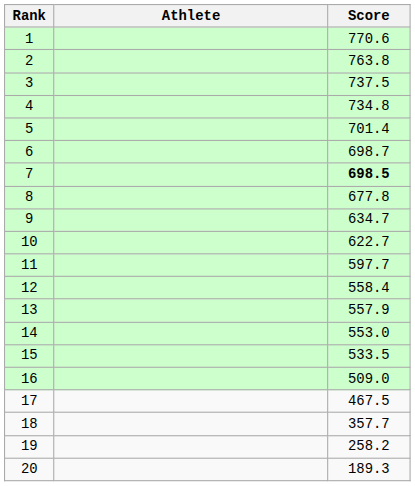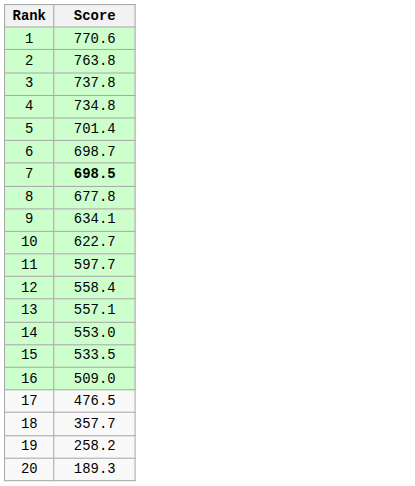- column: (191, 16)
(369, 84) 737.5 -> (95, 84) 737.8
(369, 220) 634.7 -> (95, 220) 634.1
(369, 311) 557.9 -> (95, 311) 557.1
(369, 401) 467.5 -> (95, 401) 476.5
